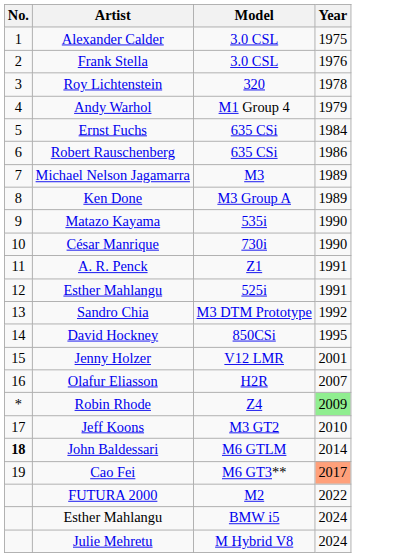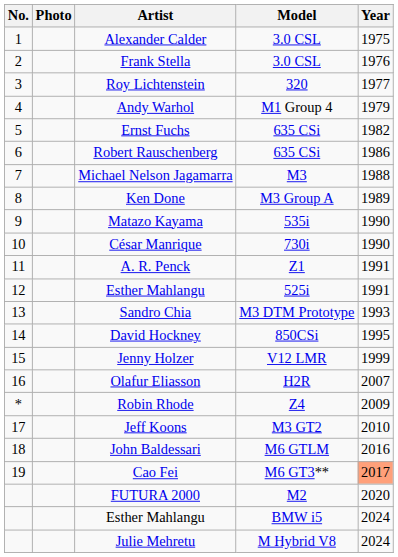+ column: (54, 15)
(333, 84) 1978 -> (375, 84) 1977
(333, 130) 1984 -> (375, 130) 1982
(333, 175) 1989 -> (375, 175) 1988
(333, 312) 1992 -> (375, 312) 1993
(333, 358) 2001 -> (375, 358) 1999
(333, 404) lightgreen background -> (375, 404) no background
(18, 449) bold -> (18, 449) normal
(333, 449) 2014 -> (375, 449) 2016
(333, 495) 2022 -> (375, 495) 2020
